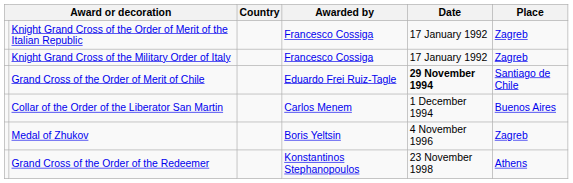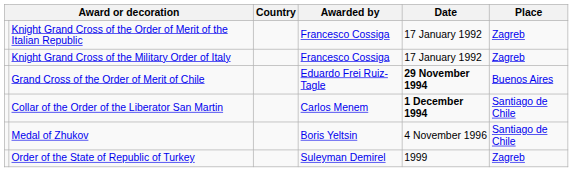(522, 79) Santiago de Chile -> (523, 79) Buenos Aires
(438, 107) normal -> (434, 107) bold
(525, 107) Buenos Aires -> (520, 107) Santiago de Chile
(511, 136) Zagreb -> (520, 136) Santiago de Chile
- row: (110, 164)
+ row: (103, 158)
